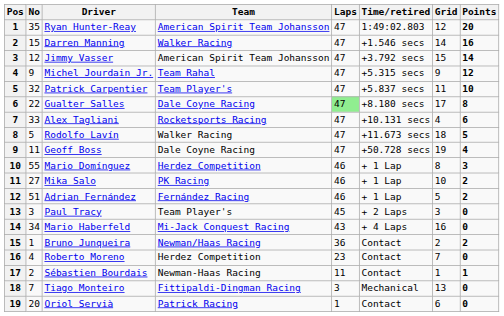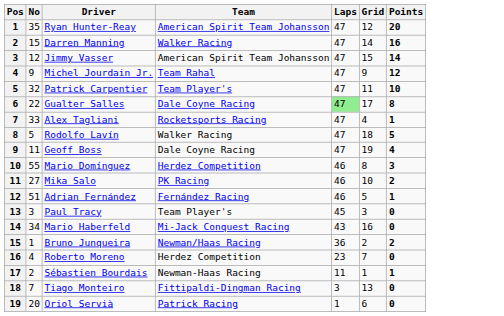- column: (396, 12)
(465, 120) 6 -> (392, 120) 1
(465, 197) 2 -> (392, 197) 1
